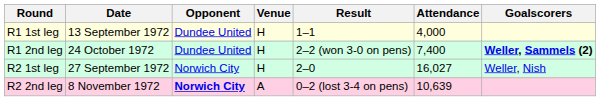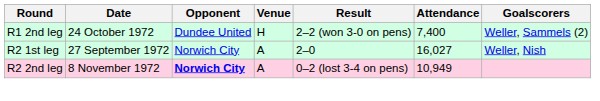- row: (33, 31)
(539, 50) bold -> (536, 31) normal
(261, 68) H -> (261, 50) A
(434, 86) 10,639 -> (434, 68) 10,949
